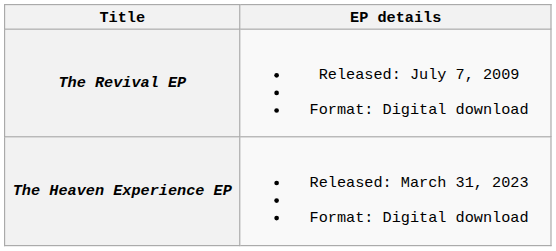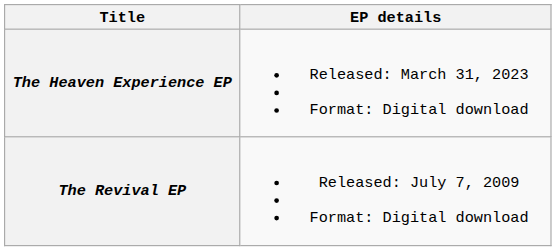rows swapped: (122, 83) <-> (122, 191)
